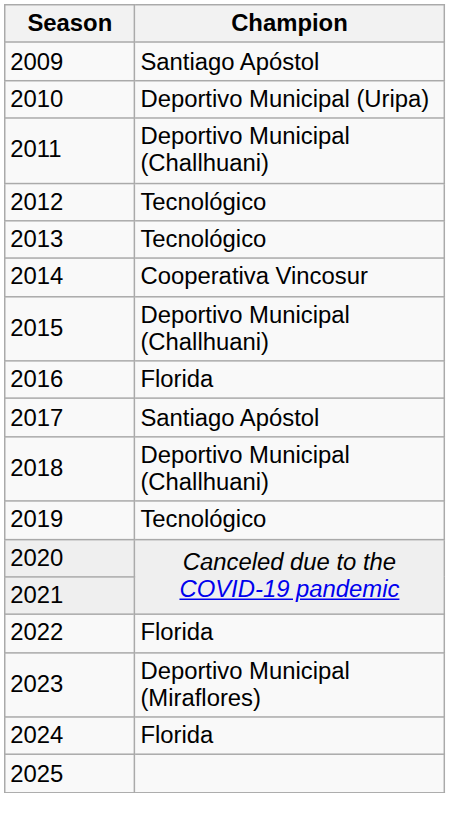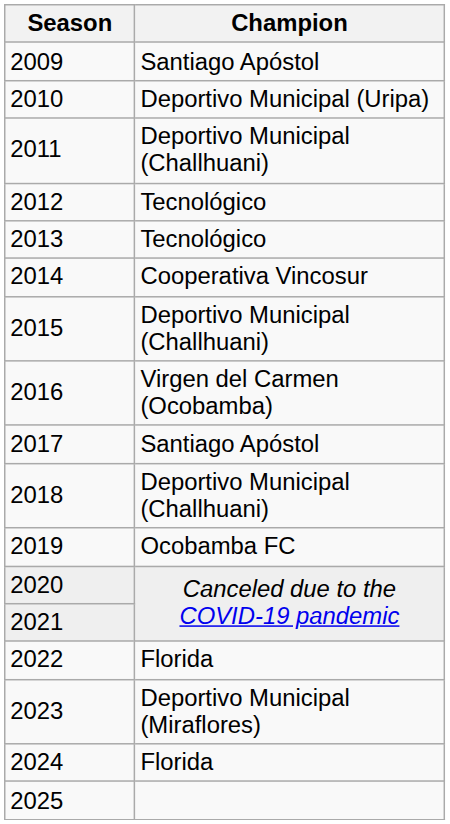(177, 379) Florida -> (240, 392) Virgen del Carmen (Ocobamba)
(203, 519) Tecnológico -> (218, 546) Ocobamba FC
